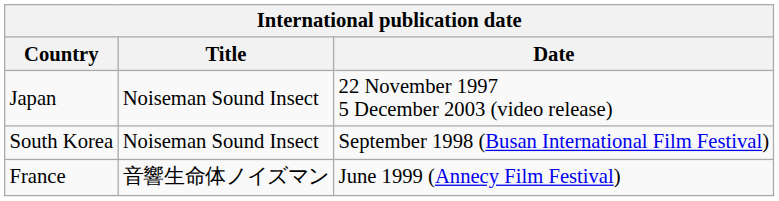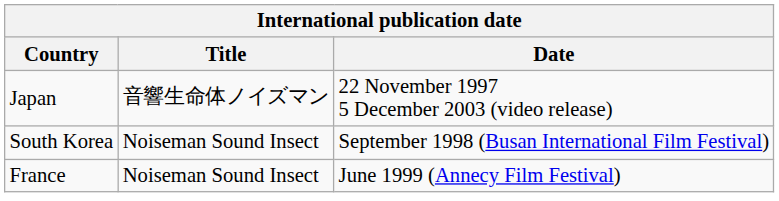(221, 97) Noiseman Sound Insect -> (226, 97) 音響生命体ノイズマン
(226, 176) 音響生命体ノイズマン -> (221, 175) Noiseman Sound Insect
